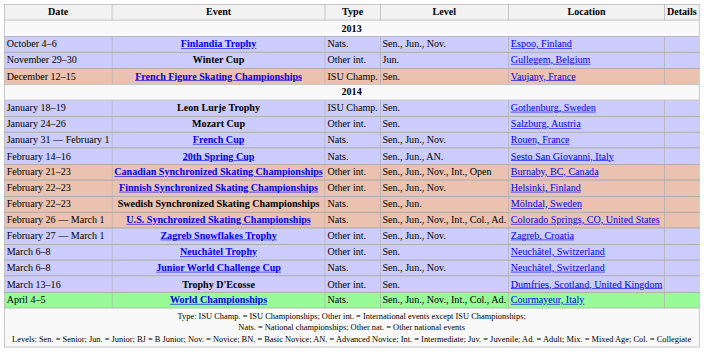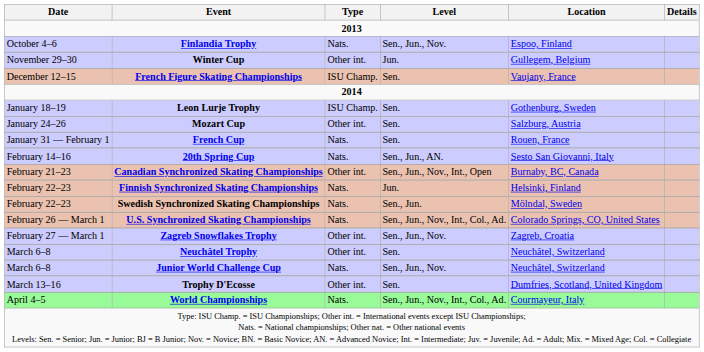(414, 140) Sen., Jun., Nov. -> (391, 140) Sen.
(347, 188) Other int. -> (338, 188) Nats.
(414, 188) Sen., Jun., Nov. -> (391, 188) Jun.
